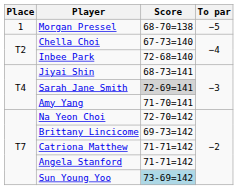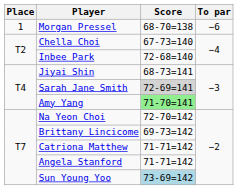(214, 27) −5 -> (214, 27) −6
(168, 102) no background -> (168, 102) lightgreen background
